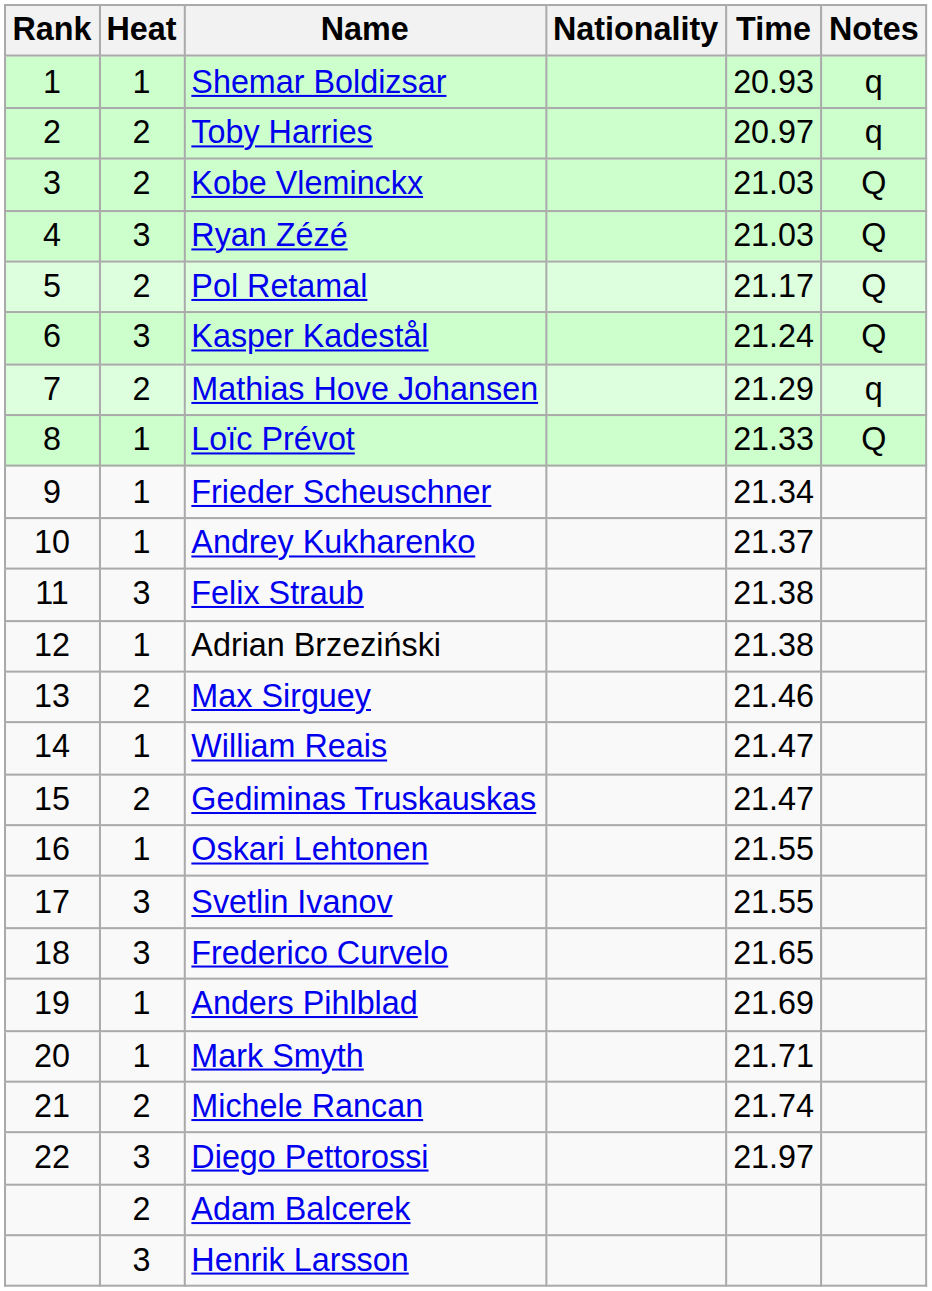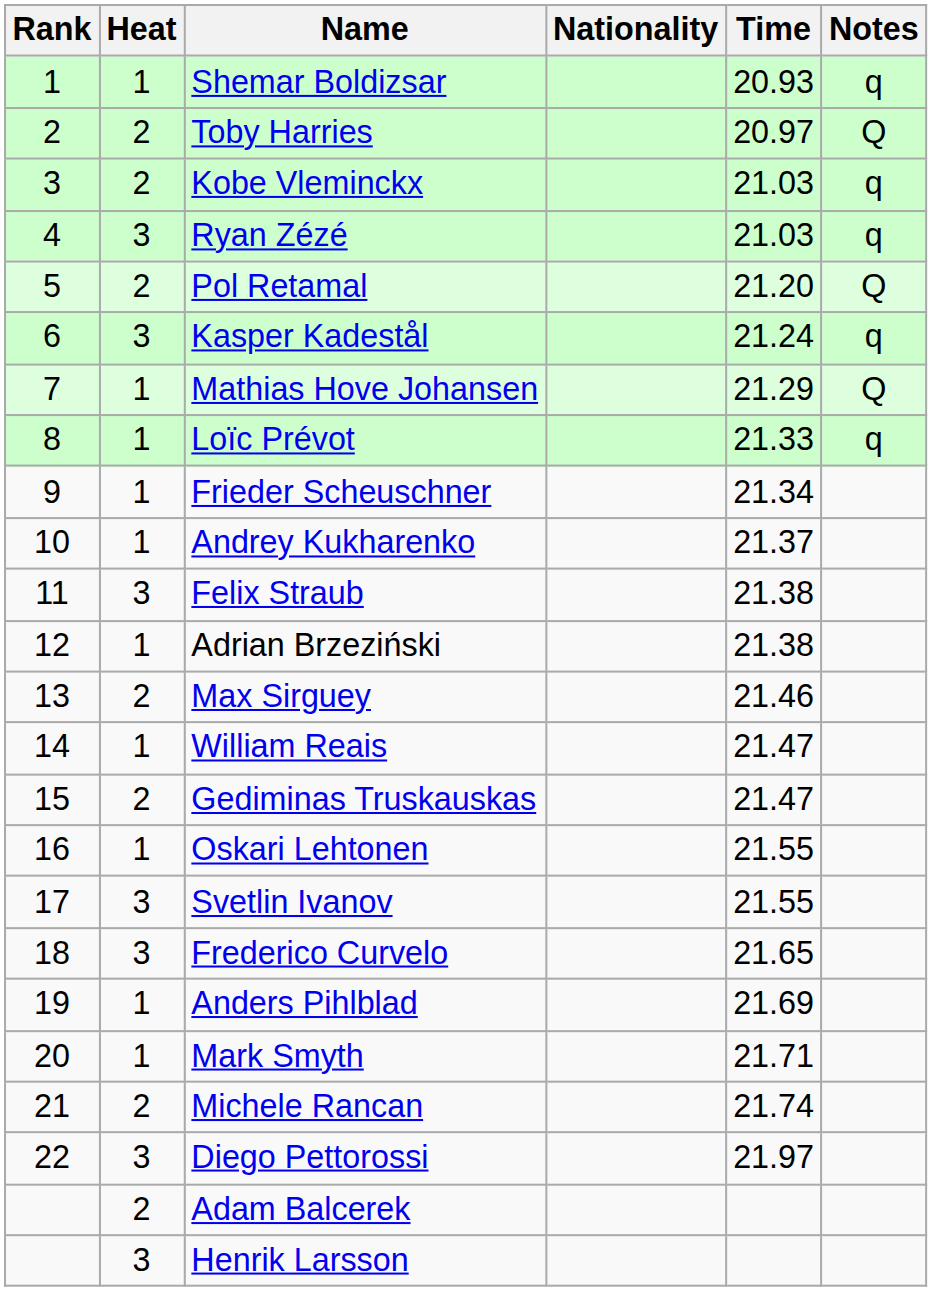(874, 132) q -> (874, 132) Q
(874, 183) Q -> (874, 183) q
(874, 235) Q -> (874, 235) q
(774, 286) 21.17 -> (774, 286) 21.20
(874, 337) Q -> (874, 337) q
(141, 388) 2 -> (141, 388) 1
(874, 388) q -> (874, 388) Q
(874, 440) Q -> (874, 440) q
